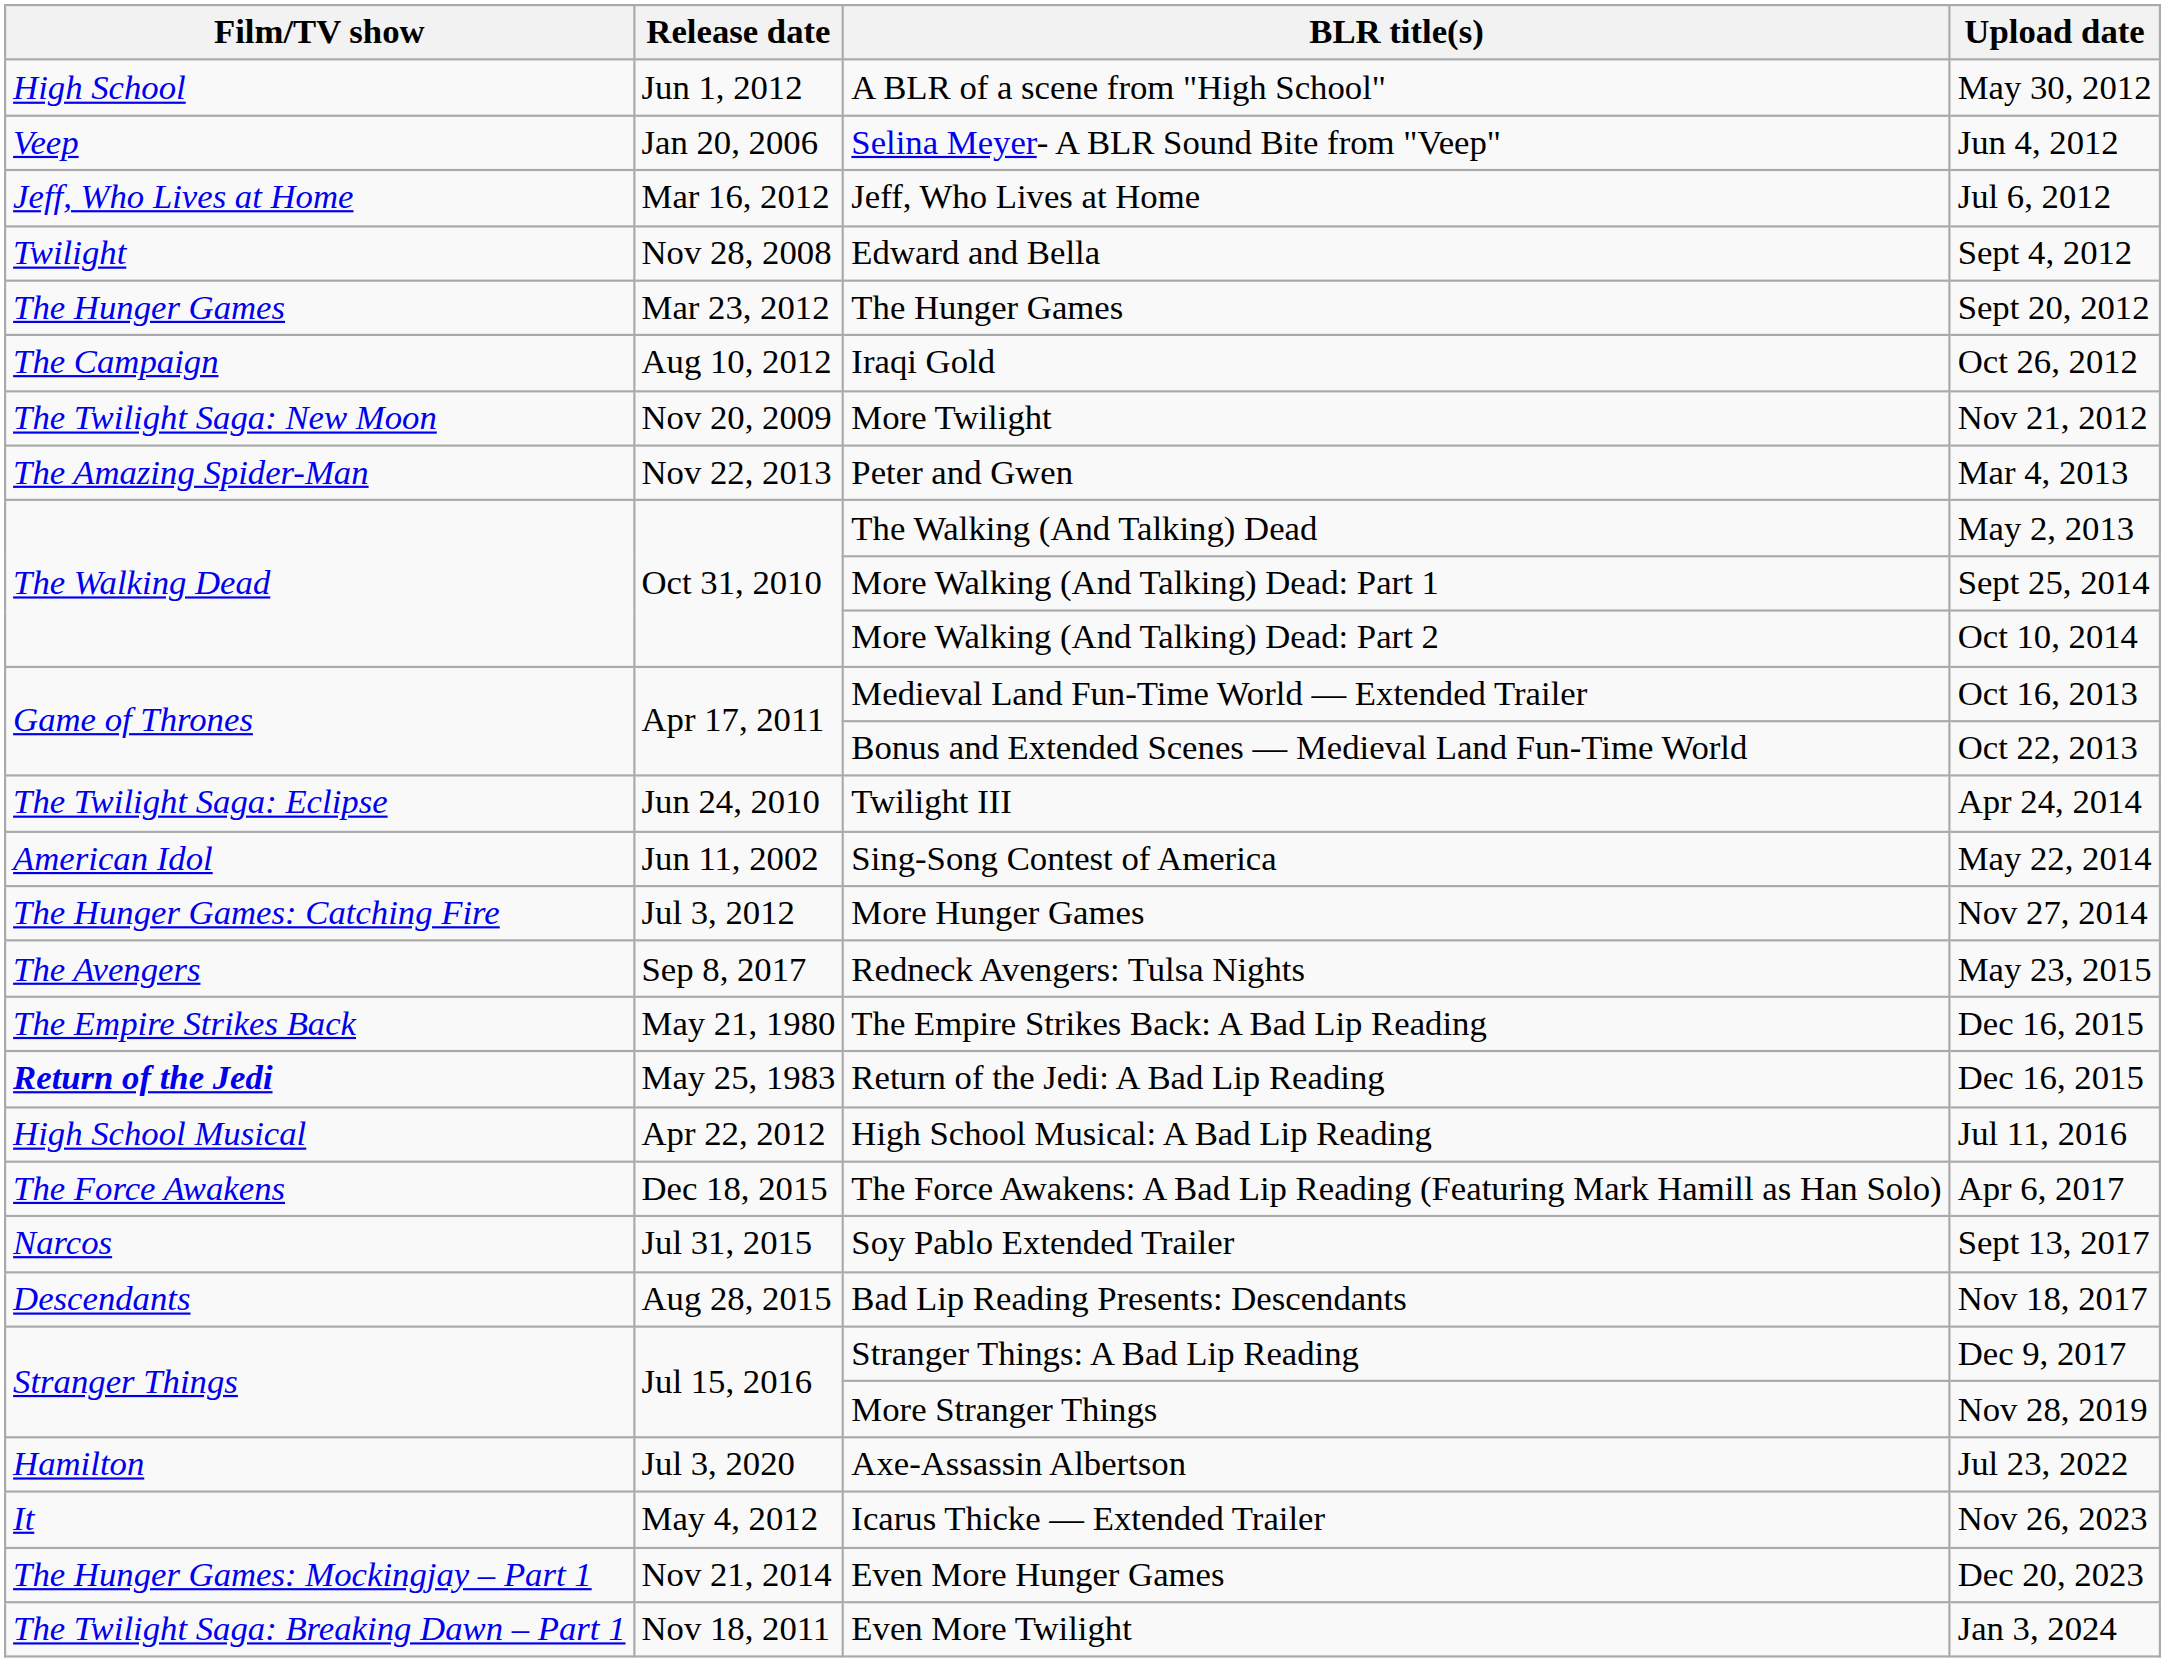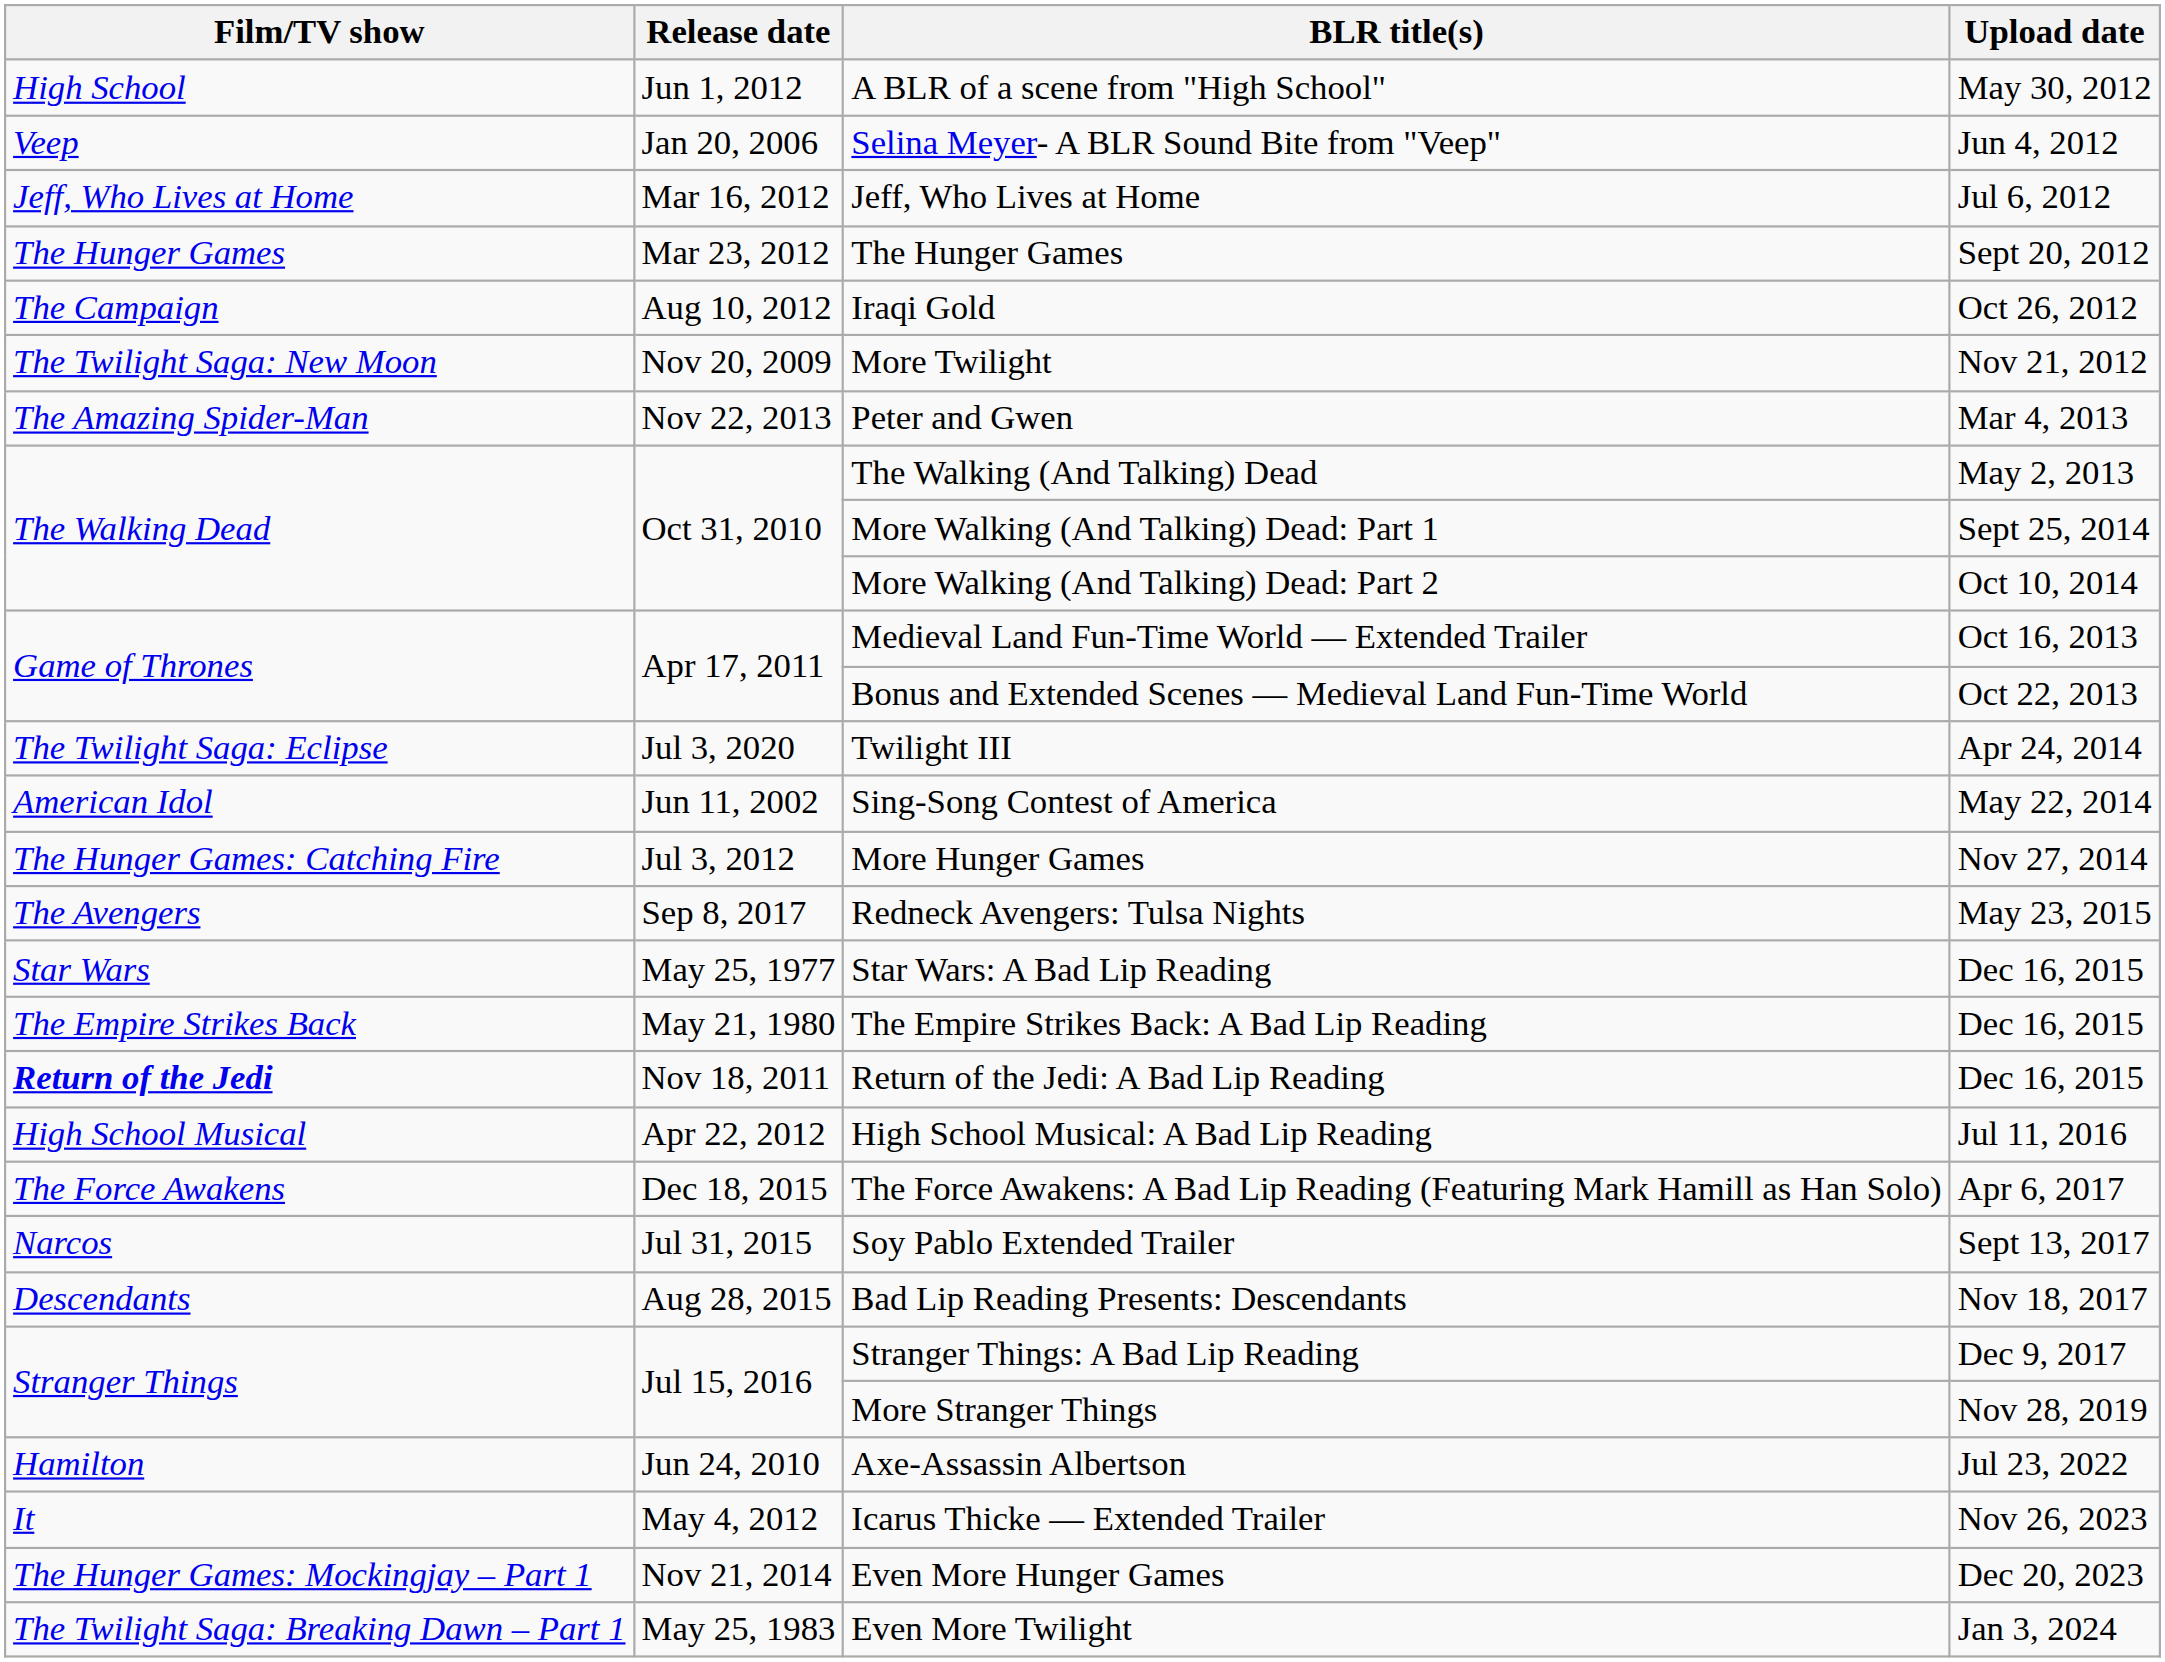- row: (976, 252)
(731, 802) Jun 24, 2010 -> (718, 747) Jul 3, 2020
+ row: (1061, 968)
(738, 1078) May 25, 1983 -> (736, 1078) Nov 18, 2011
(718, 1463) Jul 3, 2020 -> (731, 1463) Jun 24, 2010
(736, 1628) Nov 18, 2011 -> (738, 1628) May 25, 1983
